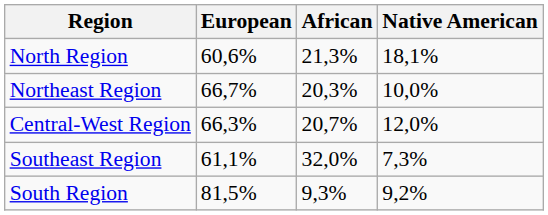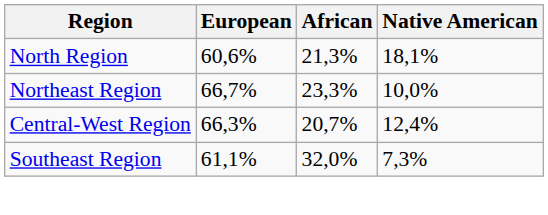(330, 90) 20,3% -> (330, 90) 23,3%
(410, 124) 12,0% -> (410, 124) 12,4%
- row: (69, 192)
